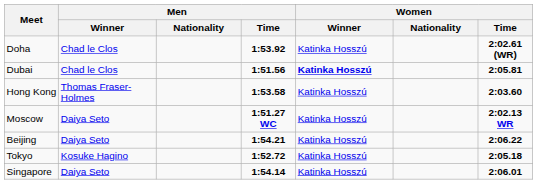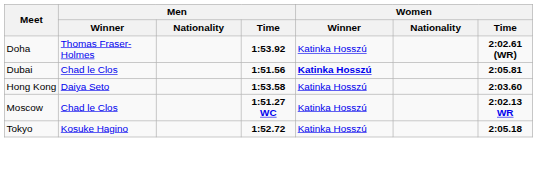(89, 49) Chad le Clos -> (96, 49) Thomas Fraser-Holmes
(96, 92) Thomas Fraser-Holmes -> (85, 86) Daiya Seto
(85, 118) Daiya Seto -> (89, 107) Chad le Clos
- row: (21, 140)
- row: (29, 171)
